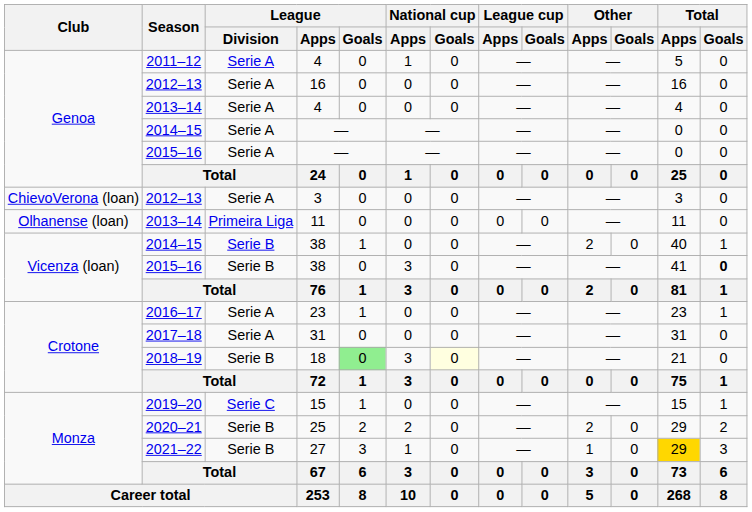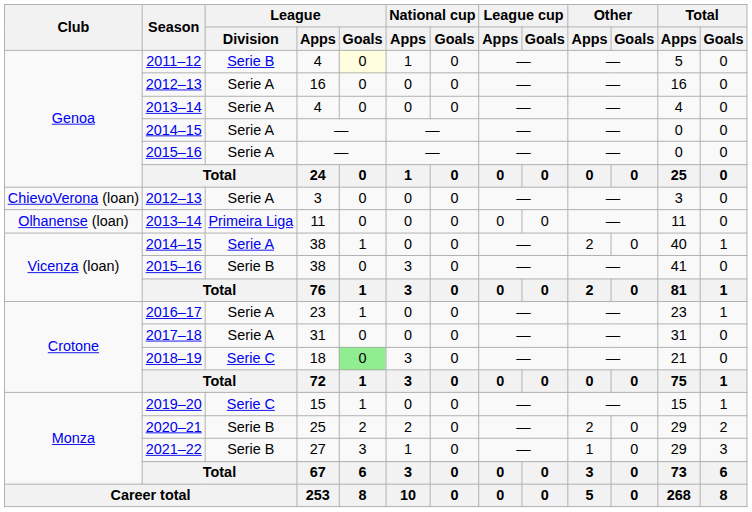(251, 61) Serie A -> (251, 61) Serie B
(363, 61) no background -> (363, 61) lightyellow background
(251, 244) Serie B -> (251, 244) Serie A
(723, 267) bold -> (723, 267) normal
(251, 358) Serie B -> (251, 358) Serie C
(455, 358) lightyellow background -> (455, 358) no background
(679, 449) gold background -> (679, 449) no background
